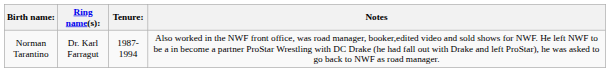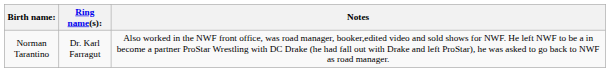- column: (128, 17)
